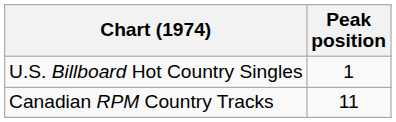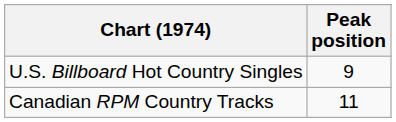(349, 71) 1 -> (349, 71) 9
